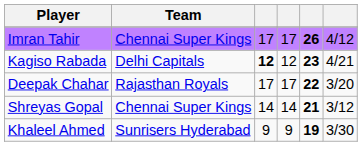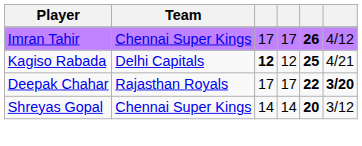(311, 61) 23 -> (311, 61) 25
(340, 84) normal -> (340, 84) bold
(311, 107) 21 -> (311, 107) 20
- row: (56, 130)
